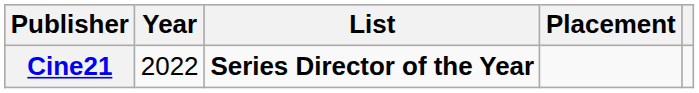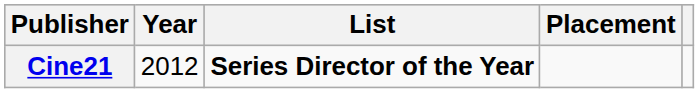(170, 66) 2022 -> (170, 66) 2012
